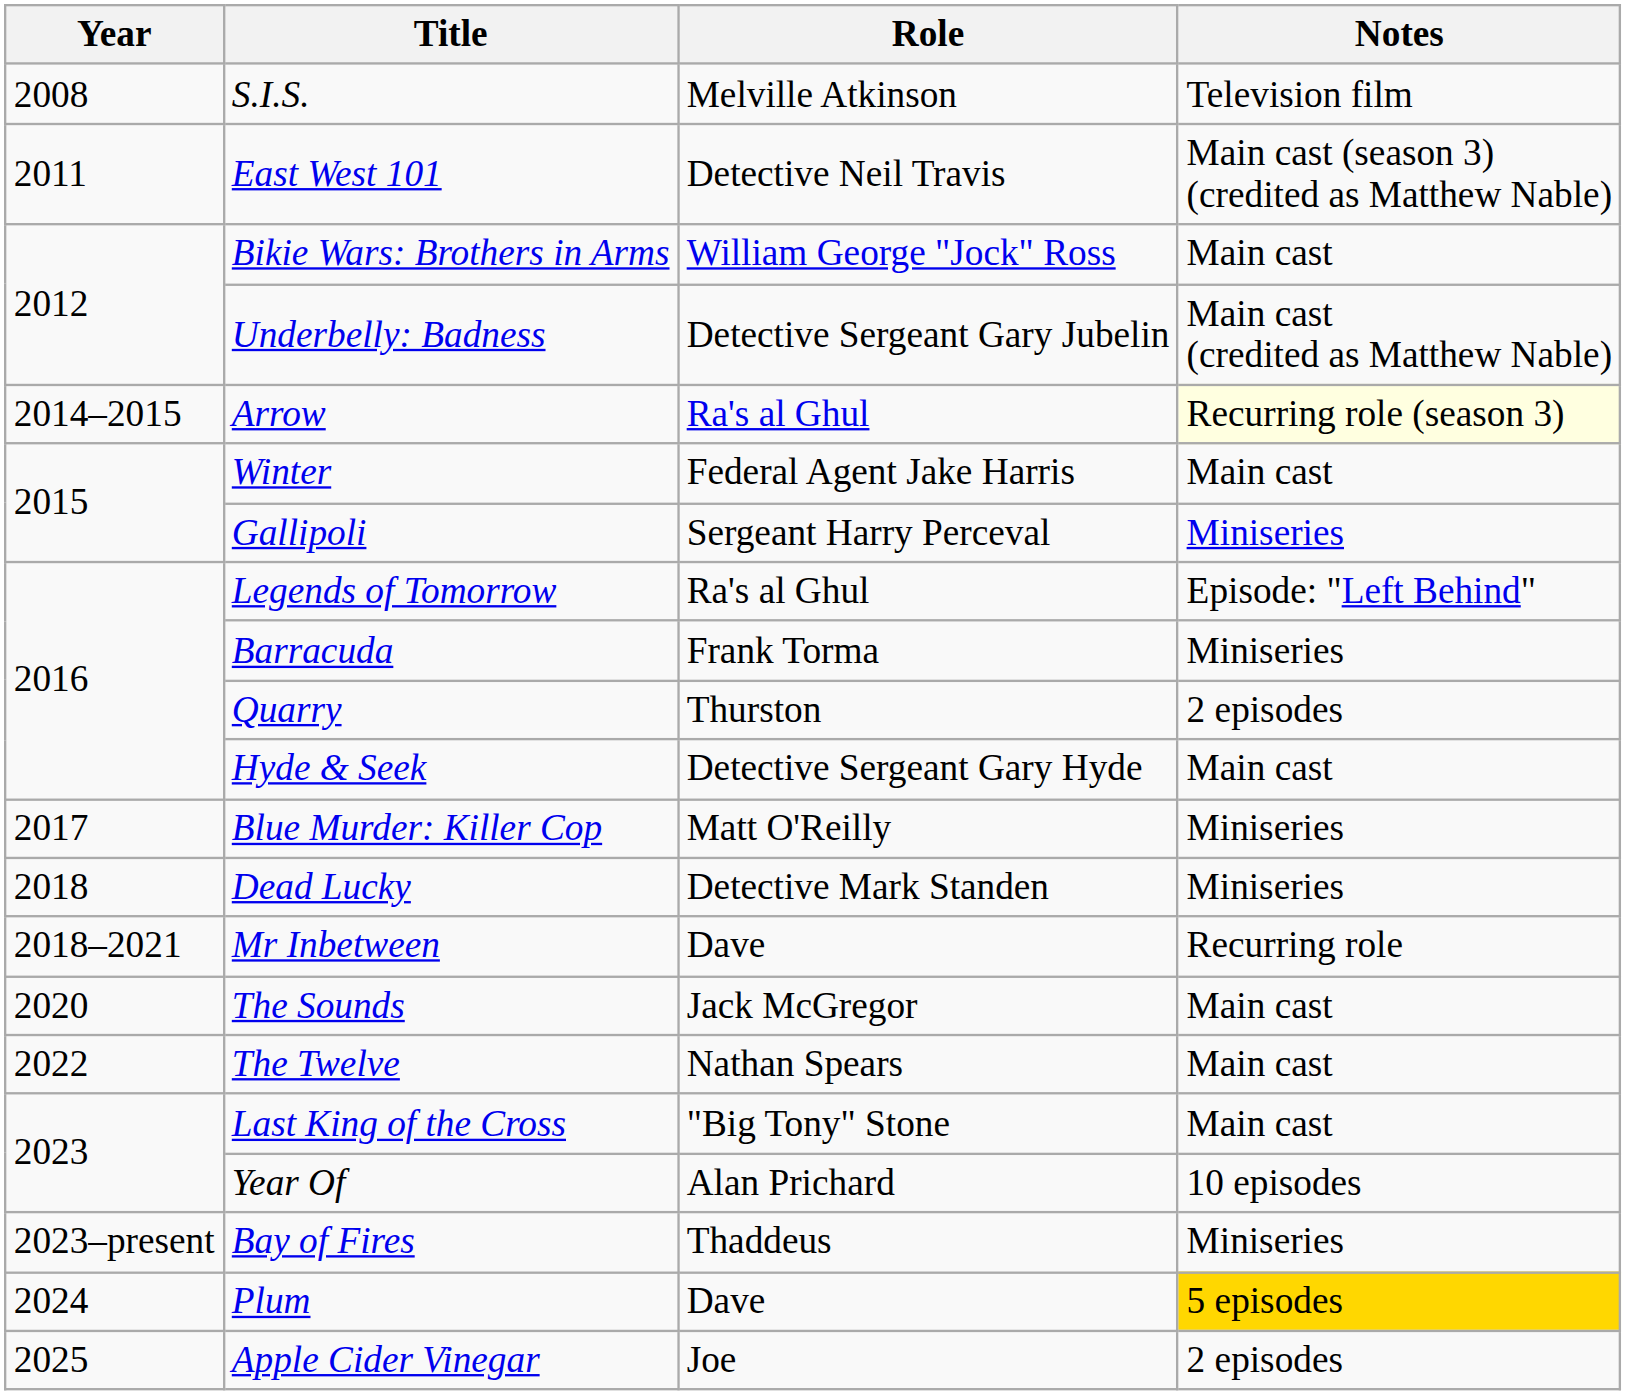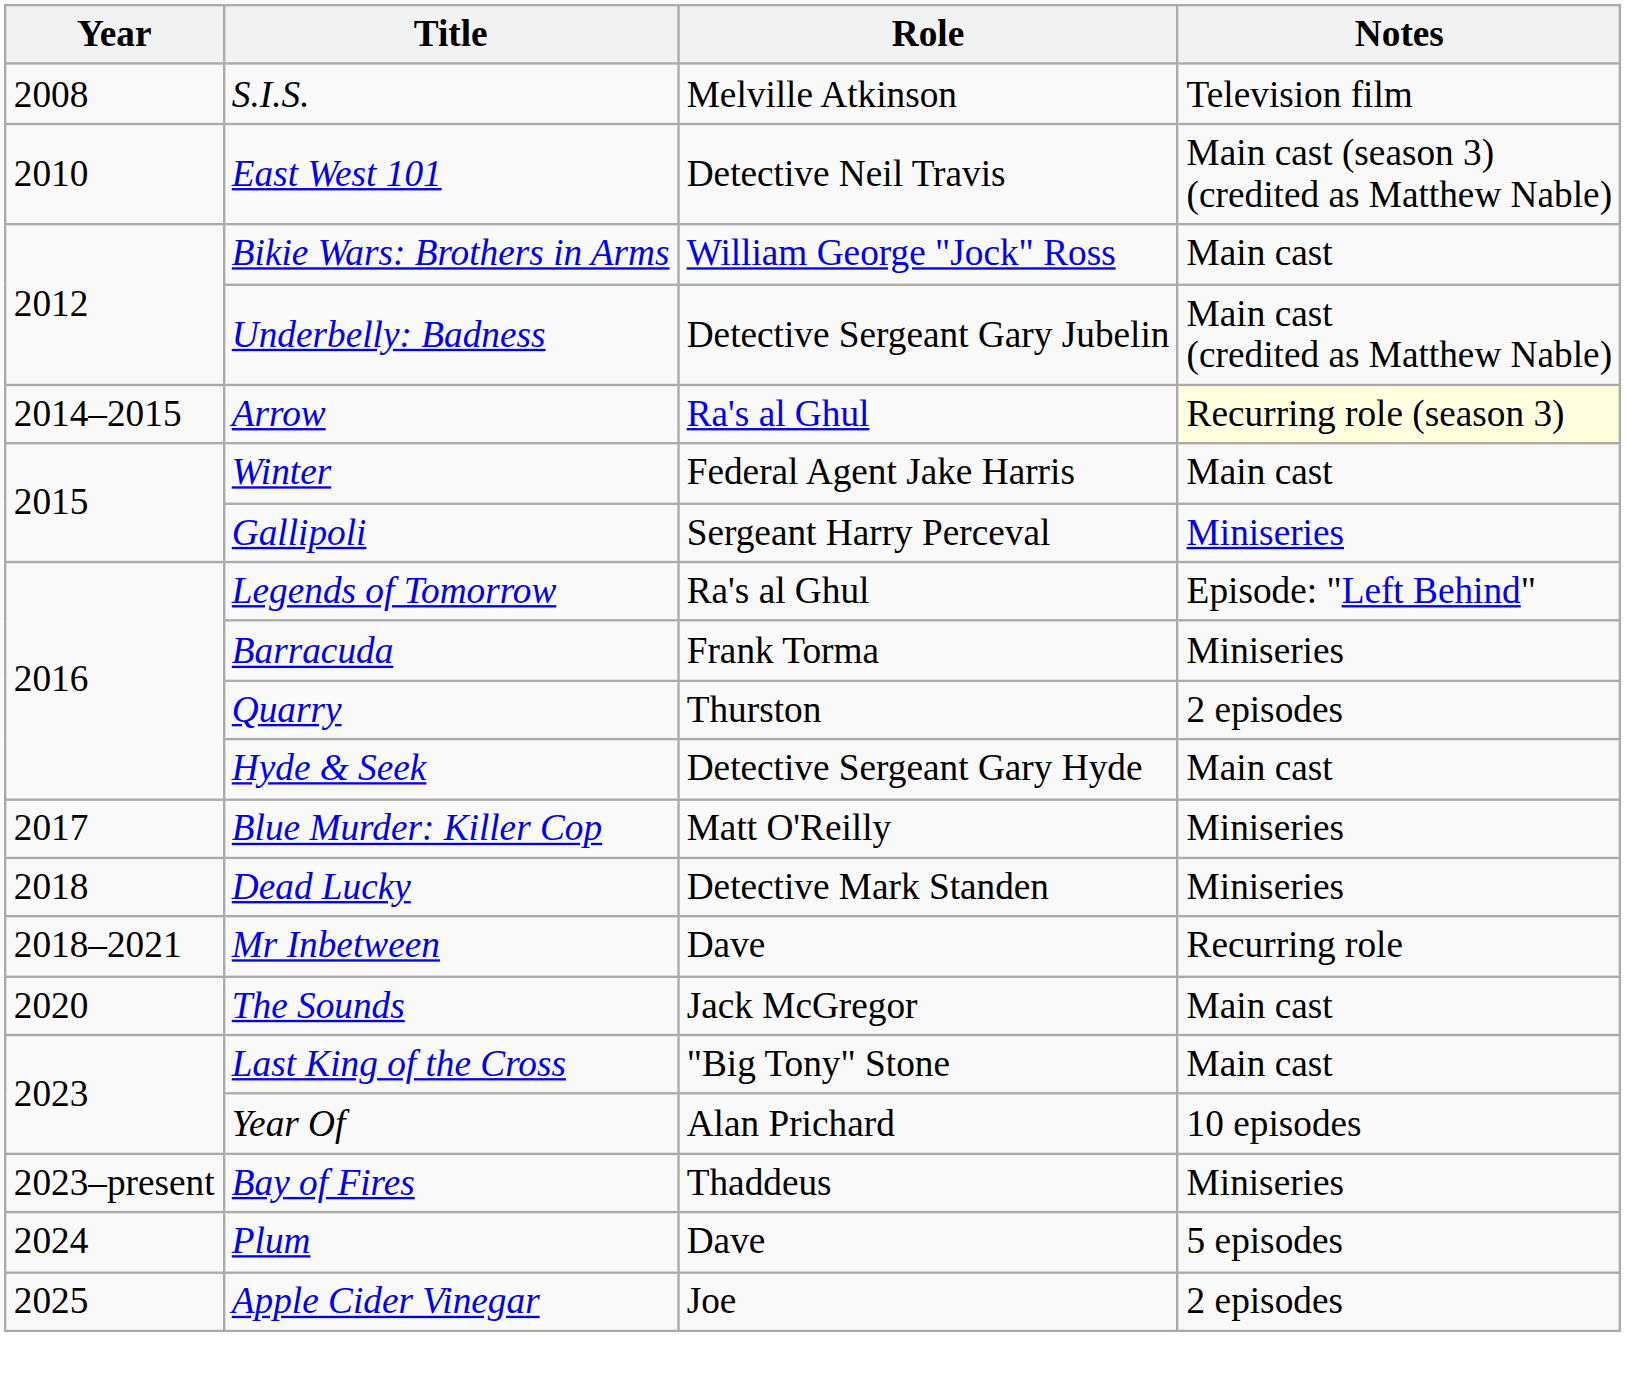(50, 173) 2011 -> (51, 173) 2010
- row: (316, 1063)
(1265, 1300) gold background -> (1265, 1241) no background
